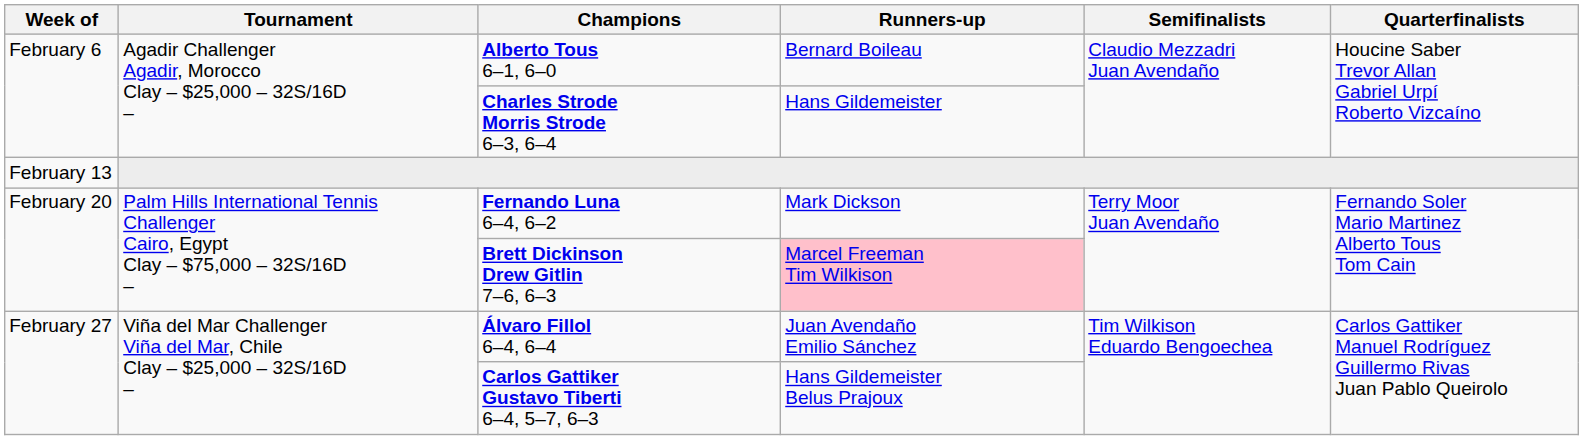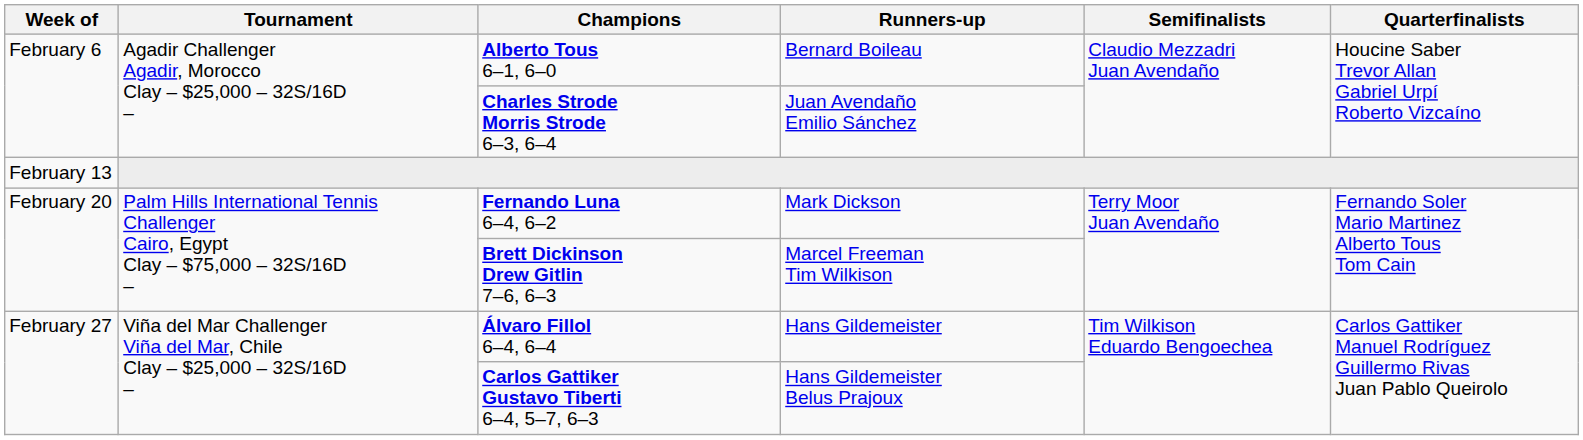(864, 100) Hans Gildemeister -> (851, 111) Juan Avendaño Emilio Sánchez
(855, 264) pink background -> (855, 264) no background
(851, 336) Juan Avendaño Emilio Sánchez -> (864, 325) Hans Gildemeister
